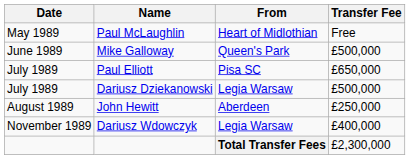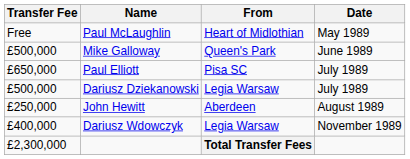columns swapped: (49, 13) <-> (366, 13)
